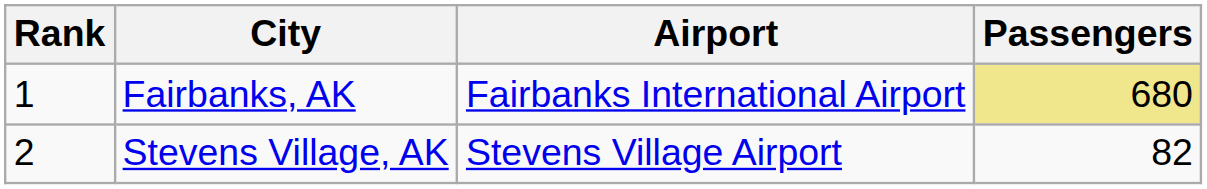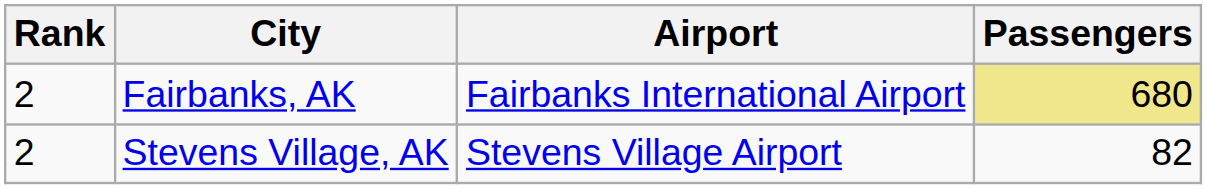(24, 93) 1 -> (24, 93) 2
